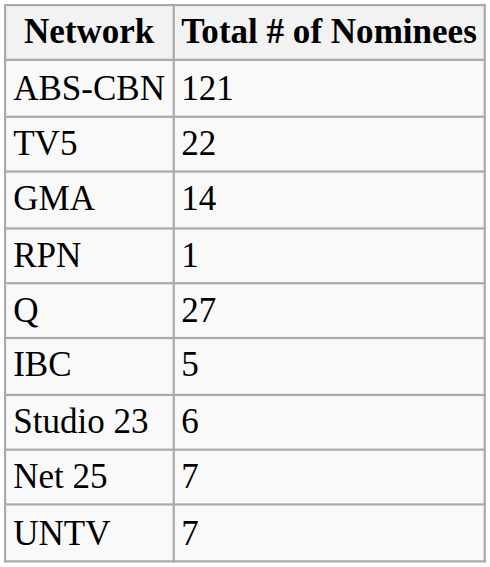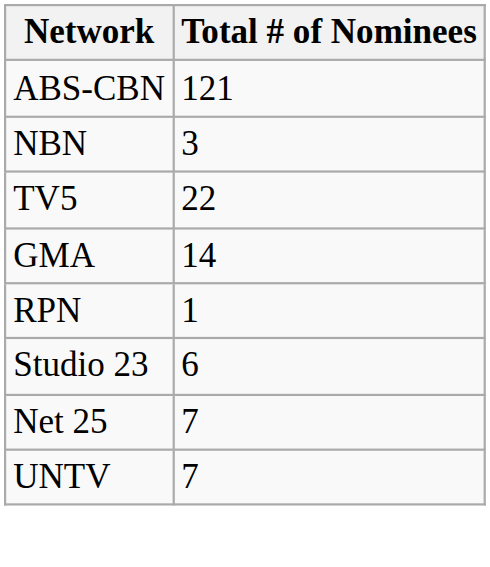+ row: (50, 143)
- row: (26, 310)
- row: (42, 365)
